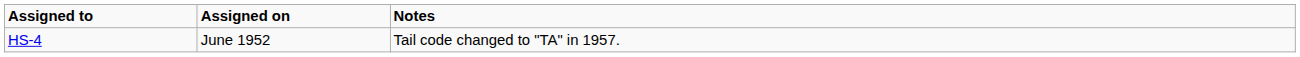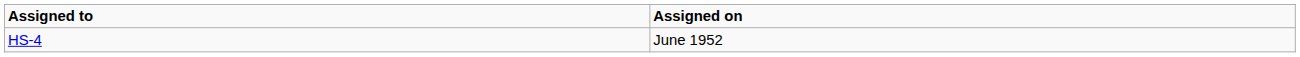- column: (414, 16)
